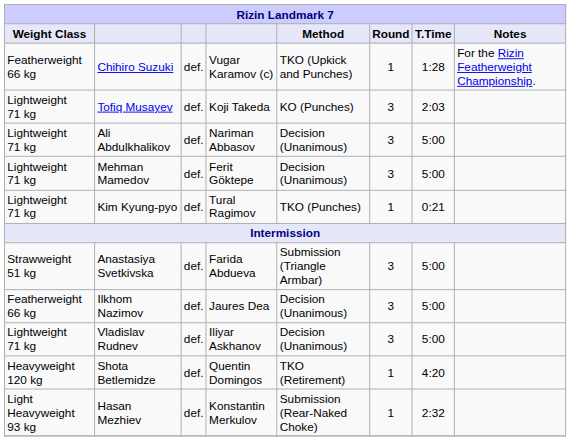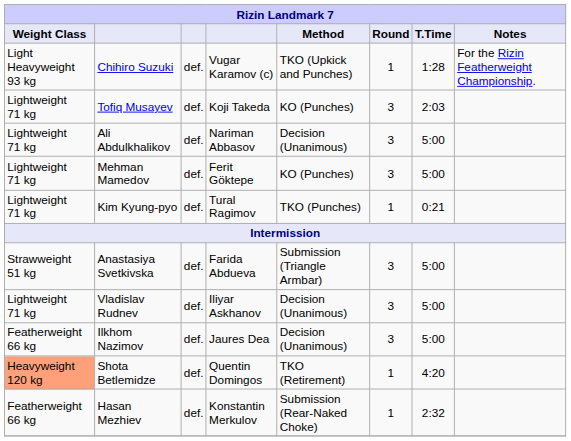(45, 67) Featherweight 66 kg -> (41, 67) Light Heavyweight 93 kg
(313, 173) Decision (Unanimous) -> (317, 173) KO (Punches)
rows swapped: (120, 306) <-> (121, 339)
(41, 372) no background -> (41, 372) lightsalmon background
(41, 412) Light Heavyweight 93 kg -> (45, 412) Featherweight 66 kg
